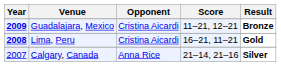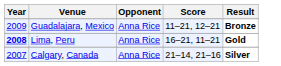(17, 26) bold -> (17, 26) normal
(149, 26) Cristina Aicardi -> (139, 26) Anna Rice
(149, 41) Cristina Aicardi -> (139, 41) Anna Rice
